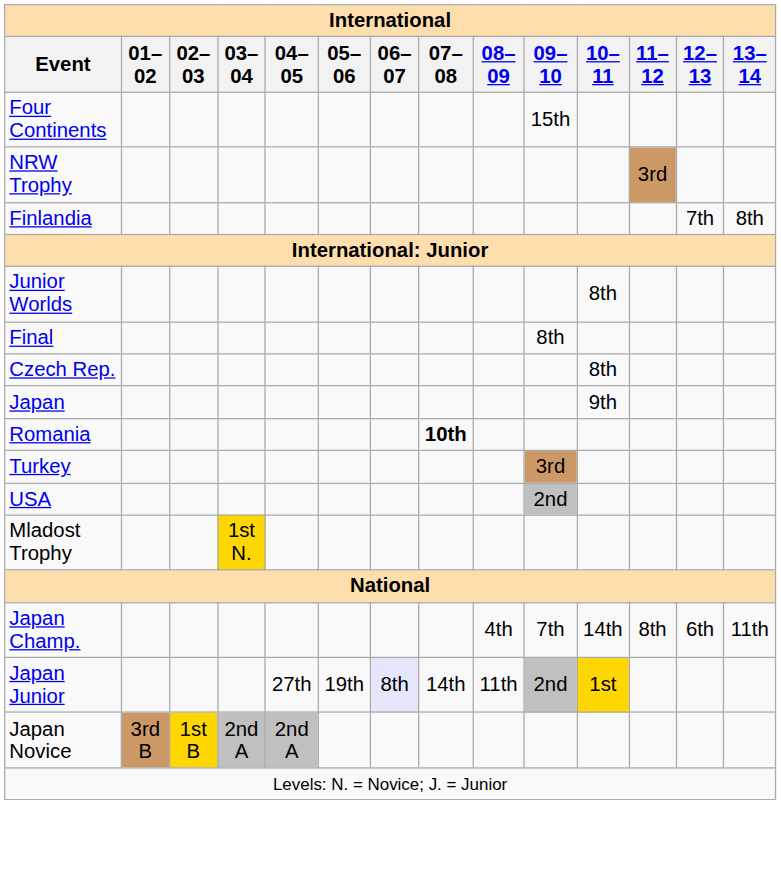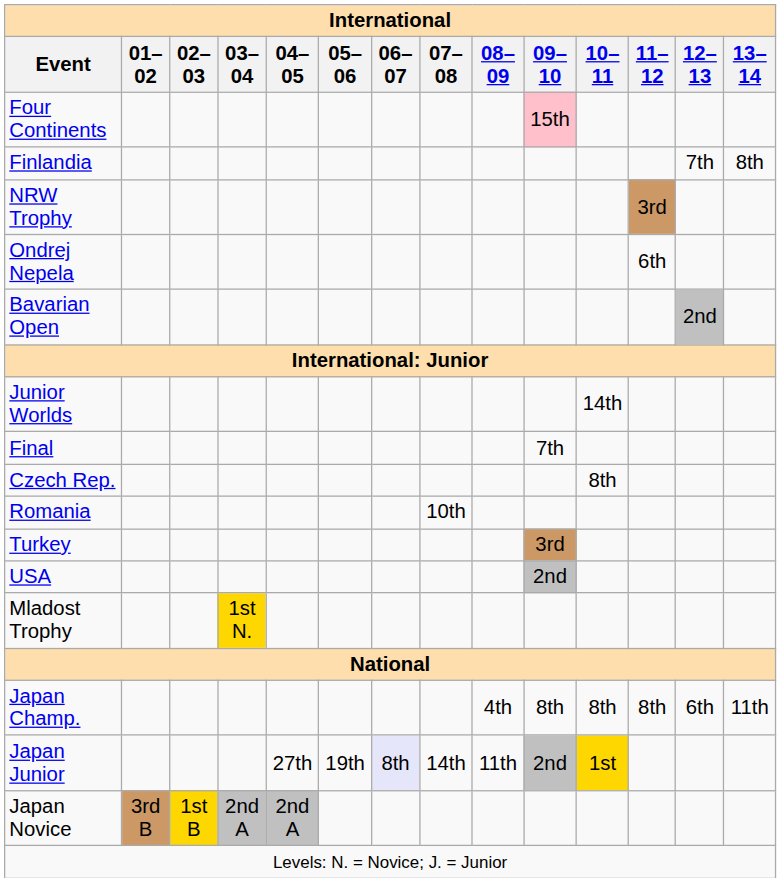(551, 119) no background -> (550, 119) pink background
rows swapped: (51, 218) <-> (41, 174)
+ row: (42, 261)
+ row: (49, 316)
(603, 293) 8th -> (603, 404) 14th
(550, 337) 8th -> (550, 447) 7th
- row: (37, 402)
(446, 434) bold -> (446, 512) normal
(550, 629) 7th -> (550, 707) 8th
(603, 629) 14th -> (603, 707) 8th
